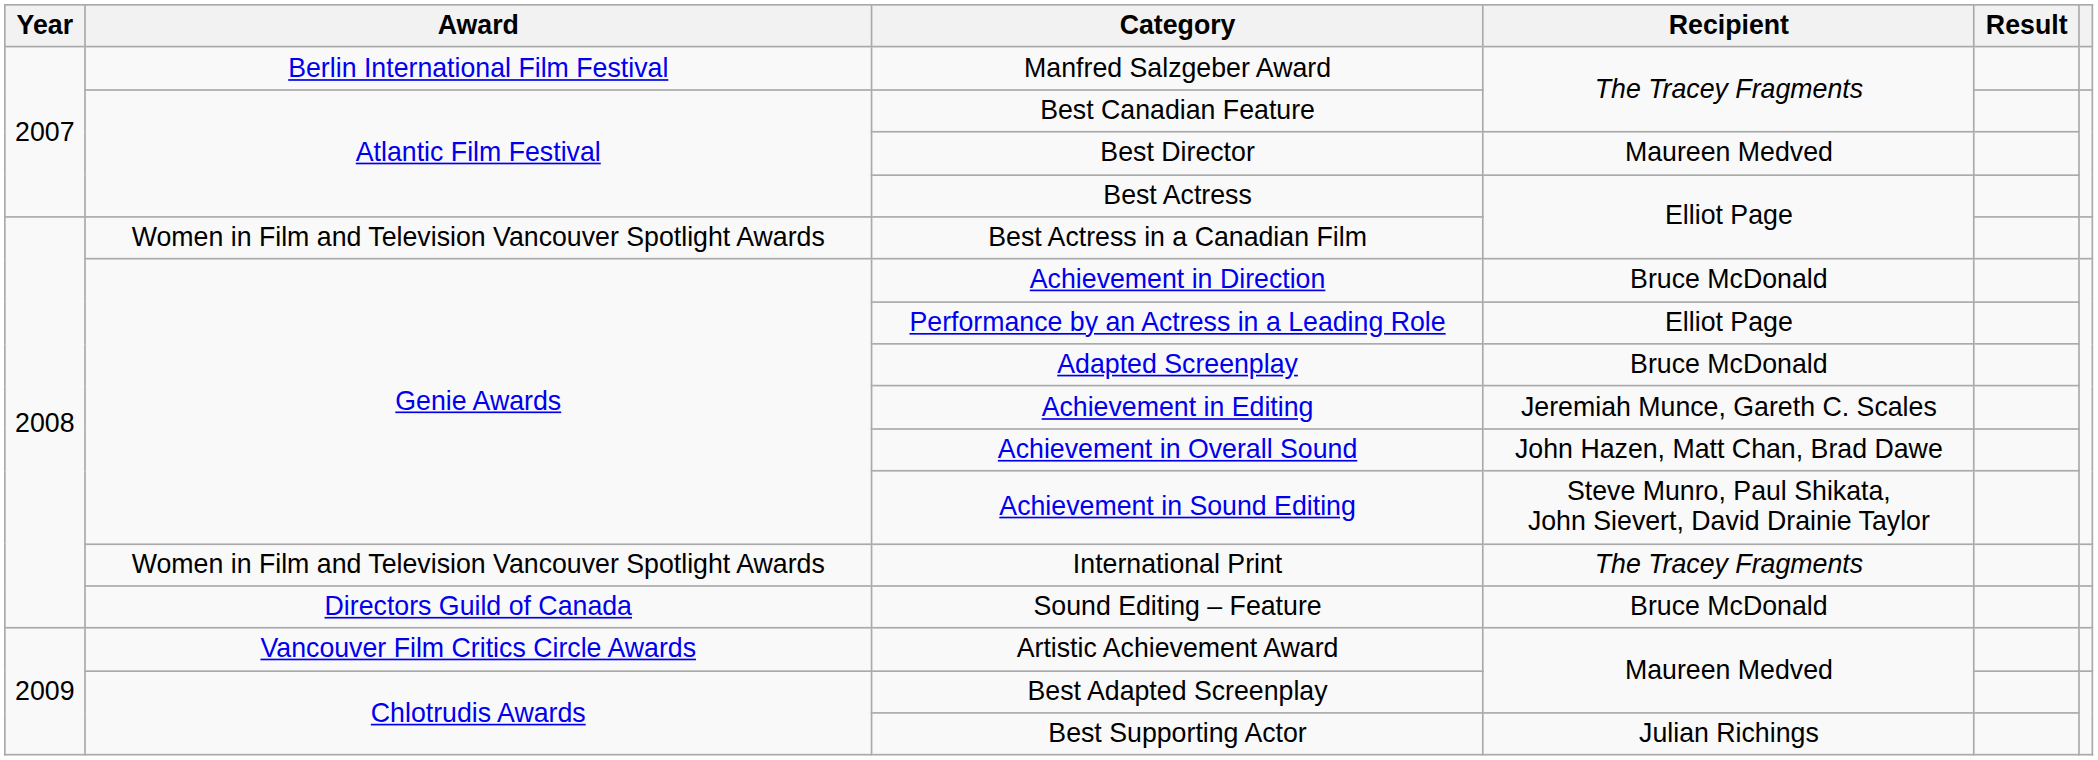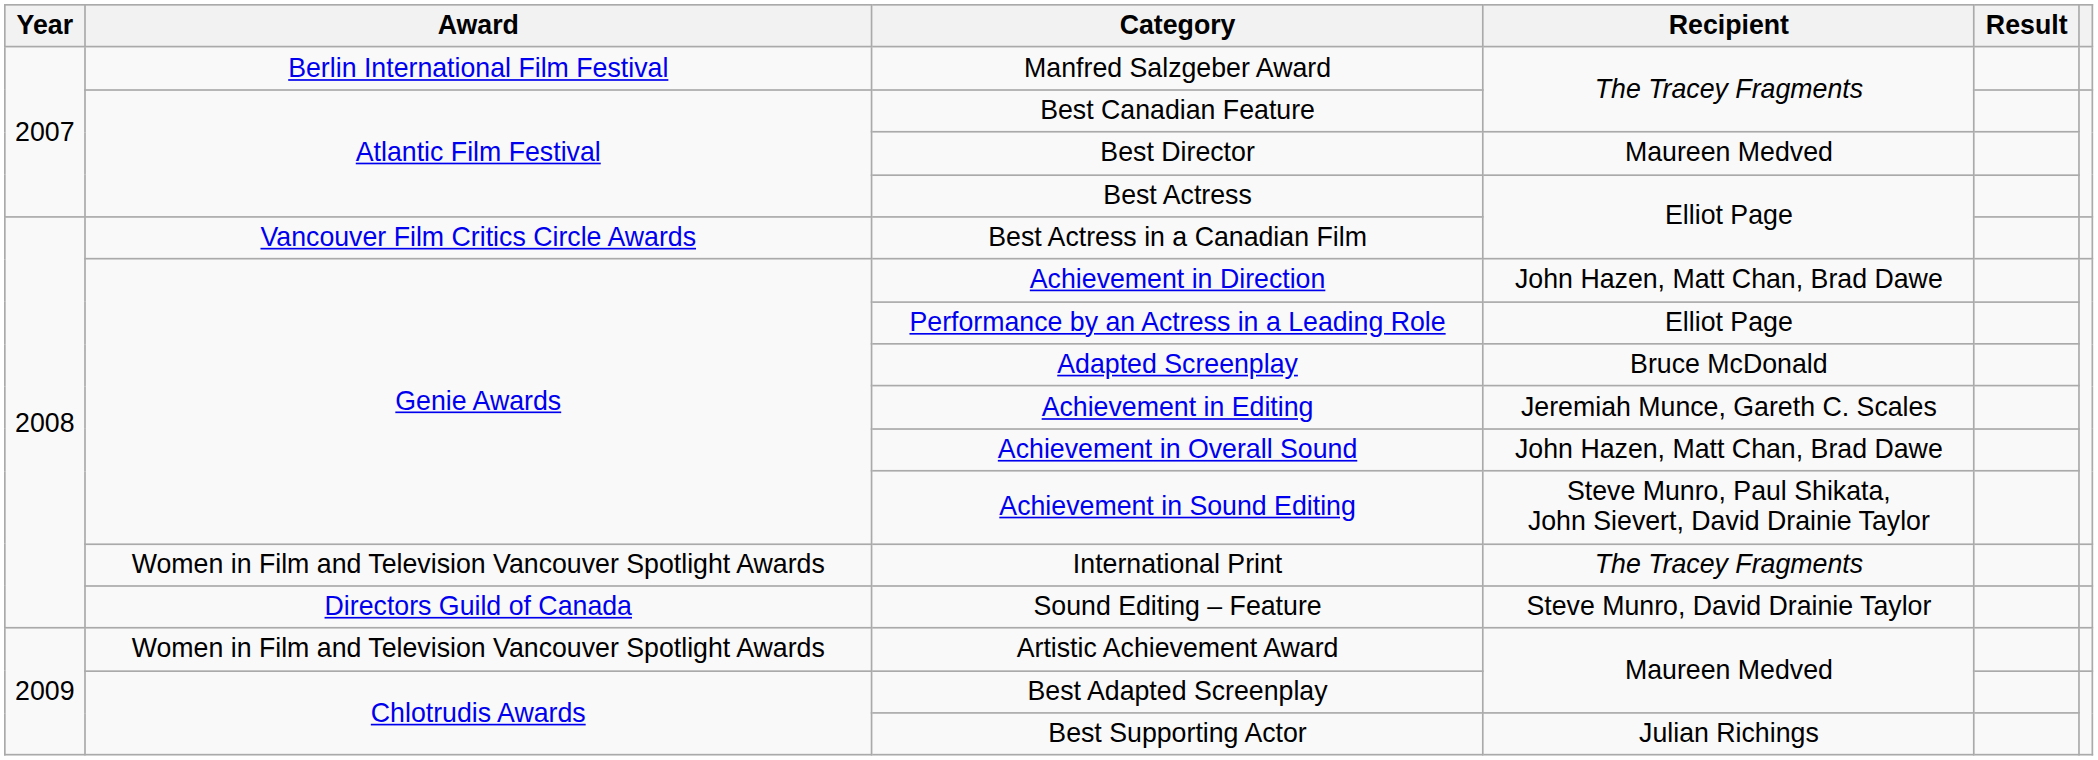(478, 237) Women in Film and Television Vancouver Spotlight Awards -> (478, 237) Vancouver Film Critics Circle Awards
(1729, 279) Bruce McDonald -> (1729, 279) John Hazen, Matt Chan, Brad Dawe
(1729, 606) Bruce McDonald -> (1729, 606) Steve Munro, David Drainie Taylor
(478, 649) Vancouver Film Critics Circle Awards -> (478, 649) Women in Film and Television Vancouver Spotlight Awards
